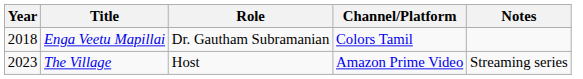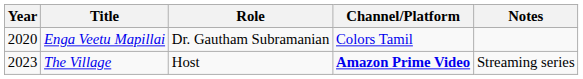(23, 39) 2018 -> (23, 39) 2020
(400, 62) normal -> (403, 62) bold
